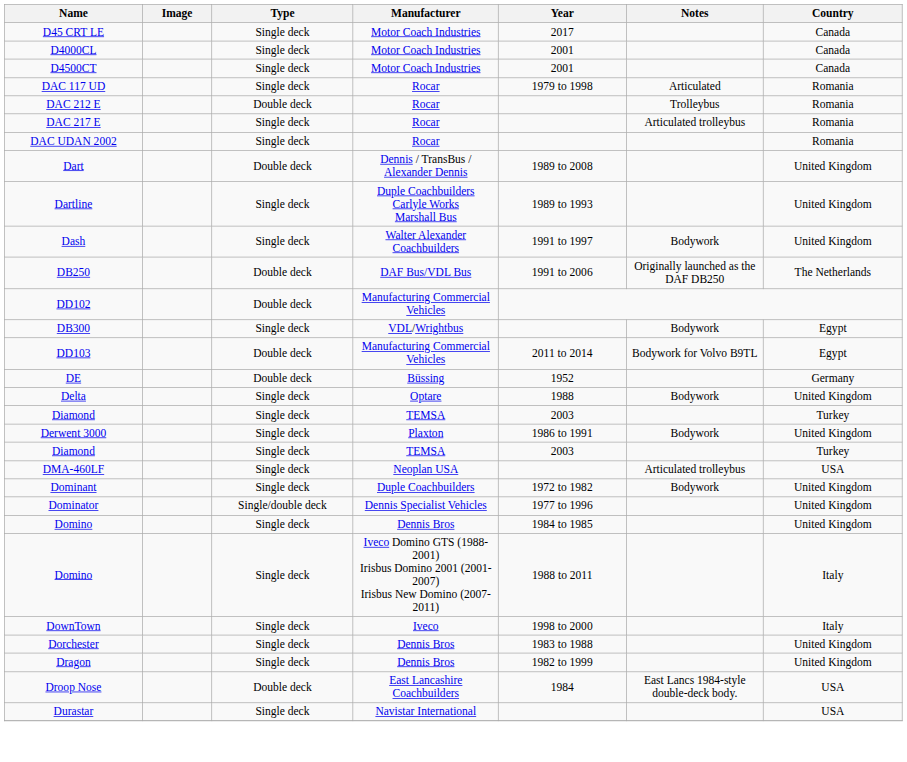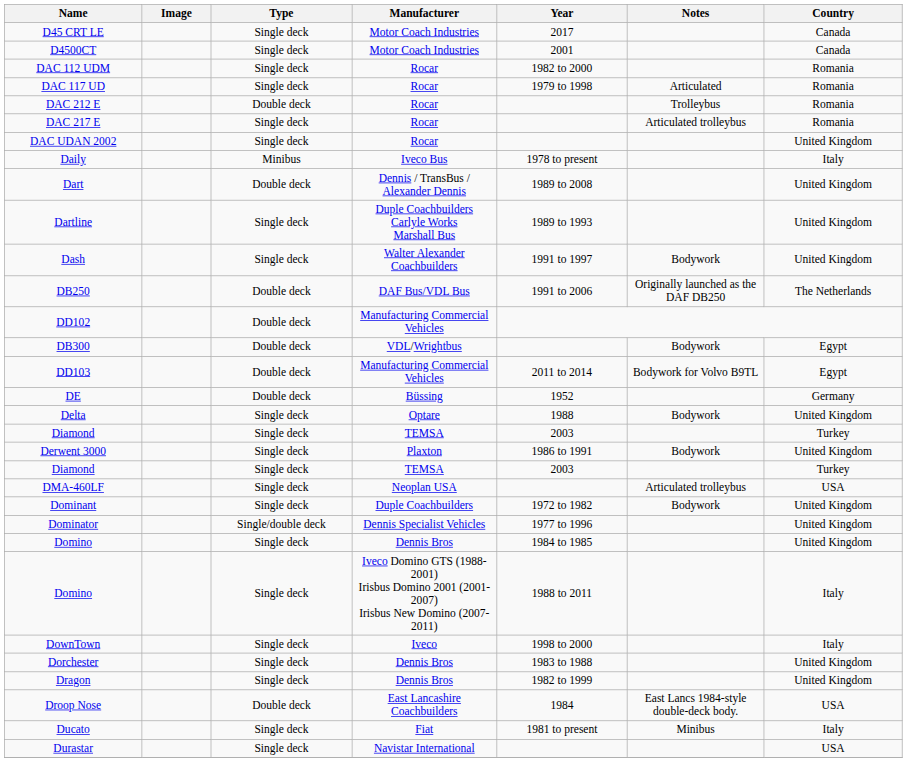- row: (73, 50)
+ row: (73, 68)
(833, 141) Romania -> (833, 141) United Kingdom
+ row: (73, 159)
(282, 328) Single deck -> (281, 347) Double deck
+ row: (73, 730)
